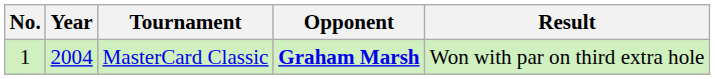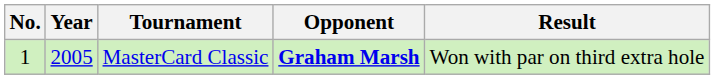(72, 56) 2004 -> (72, 56) 2005
